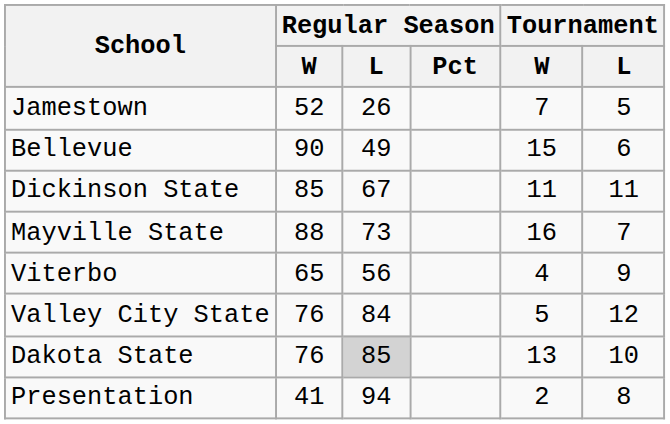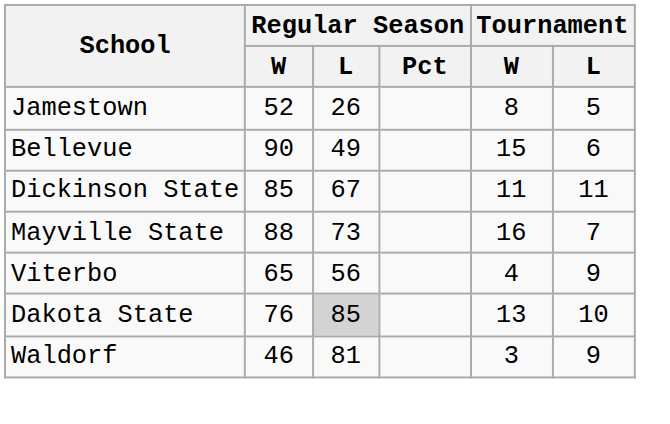(542, 108) 7 -> (511, 108) 8
- row: (140, 315)
+ row: (64, 356)
- row: (102, 397)
